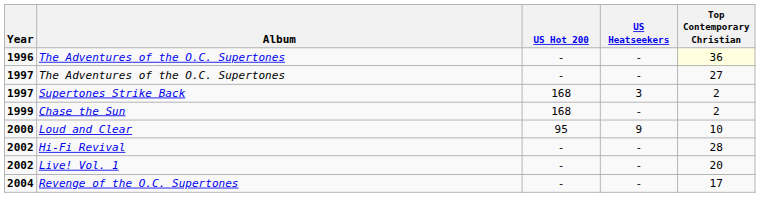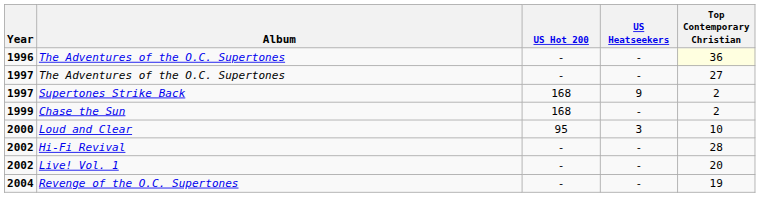(639, 93) 3 -> (639, 93) 9
(639, 129) 9 -> (639, 129) 3
(716, 183) 17 -> (716, 183) 19
